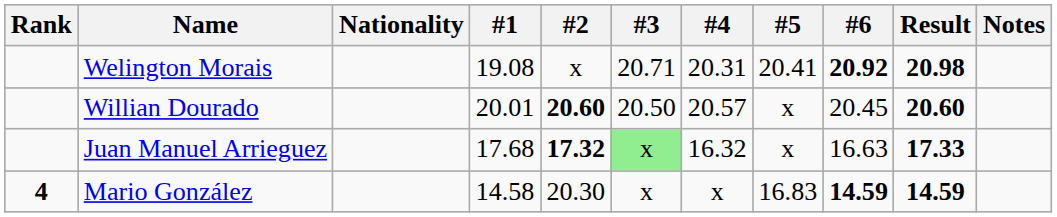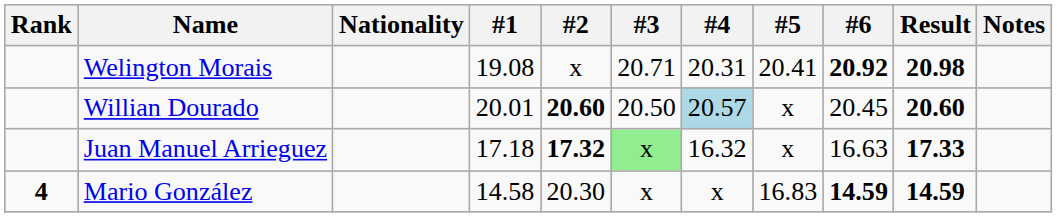(717, 107) no background -> (717, 107) lightblue background
(505, 149) 17.68 -> (505, 149) 17.18
